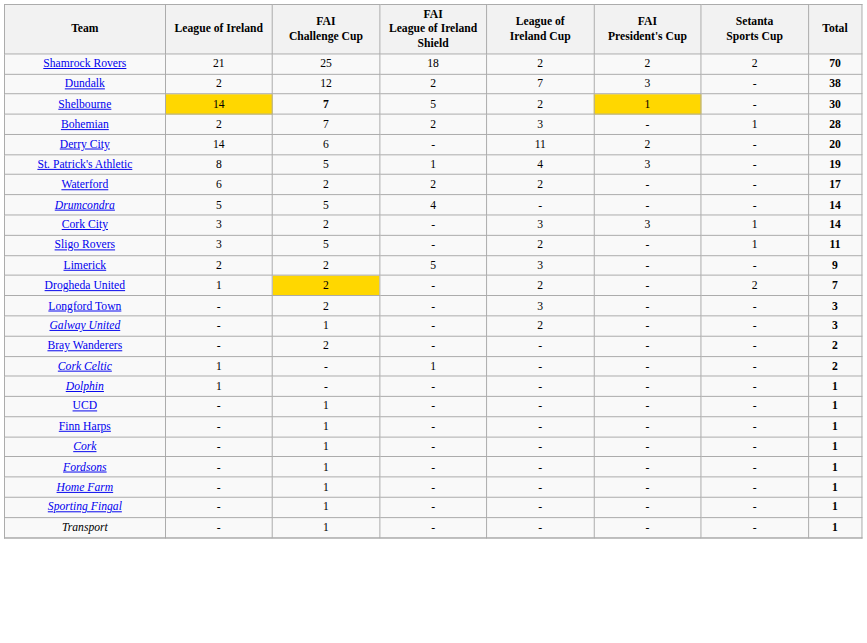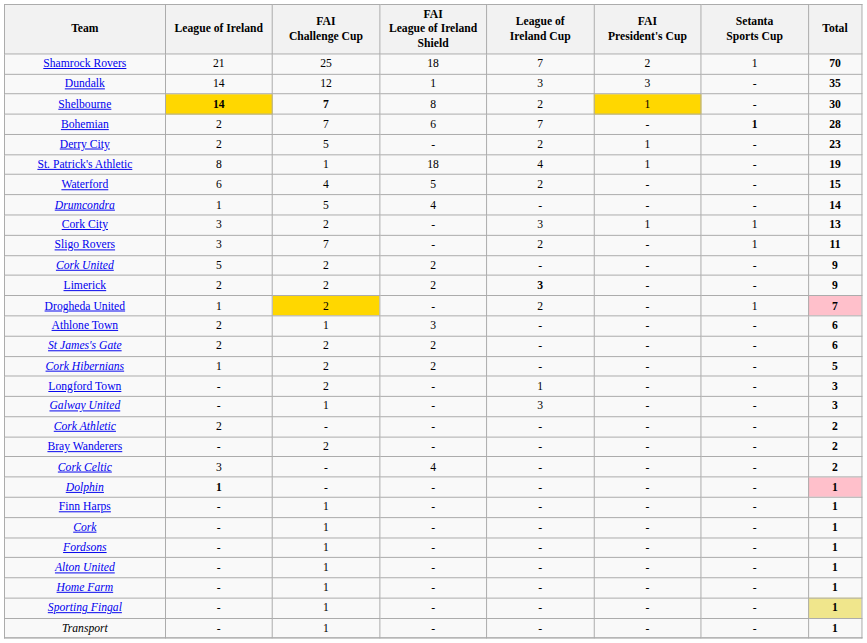(540, 63) 2 -> (540, 63) 7
(755, 63) 2 -> (755, 63) 1
(219, 83) 2 -> (219, 83) 14
(433, 83) 2 -> (433, 83) 1
(540, 83) 7 -> (540, 83) 3
(835, 83) 38 -> (835, 83) 35
(219, 104) normal -> (219, 104) bold
(433, 104) 5 -> (433, 104) 8
(433, 124) 2 -> (433, 124) 6
(540, 124) 3 -> (540, 124) 7
(755, 124) normal -> (755, 124) bold
(219, 144) 14 -> (219, 144) 2
(326, 144) 6 -> (326, 144) 5
(540, 144) 11 -> (540, 144) 2
(647, 144) 2 -> (647, 144) 1
(835, 144) 20 -> (835, 144) 23
(326, 164) 5 -> (326, 164) 1
(433, 164) 1 -> (433, 164) 18
(647, 164) 3 -> (647, 164) 1
(326, 184) 2 -> (326, 184) 4
(433, 184) 2 -> (433, 184) 5
(835, 184) 17 -> (835, 184) 15
(219, 204) 5 -> (219, 204) 1
(647, 225) 3 -> (647, 225) 1
(835, 225) 14 -> (835, 225) 13
(326, 245) 5 -> (326, 245) 7
+ row: (85, 265)
(433, 265) 5 -> (433, 285) 2
(540, 265) normal -> (540, 285) bold
(755, 285) 2 -> (755, 305) 1
(835, 285) no background -> (835, 305) pink background
+ row: (85, 325)
+ row: (85, 346)
+ row: (85, 366)
(540, 305) 3 -> (540, 386) 1
(540, 325) 2 -> (540, 406) 3
+ row: (85, 426)
(219, 366) 1 -> (219, 466) 3
(433, 366) 1 -> (433, 466) 4
(219, 386) normal -> (219, 487) bold
(835, 386) no background -> (835, 487) pink background
- row: (85, 406)
+ row: (85, 567)
(835, 507) no background -> (835, 608) khaki background
